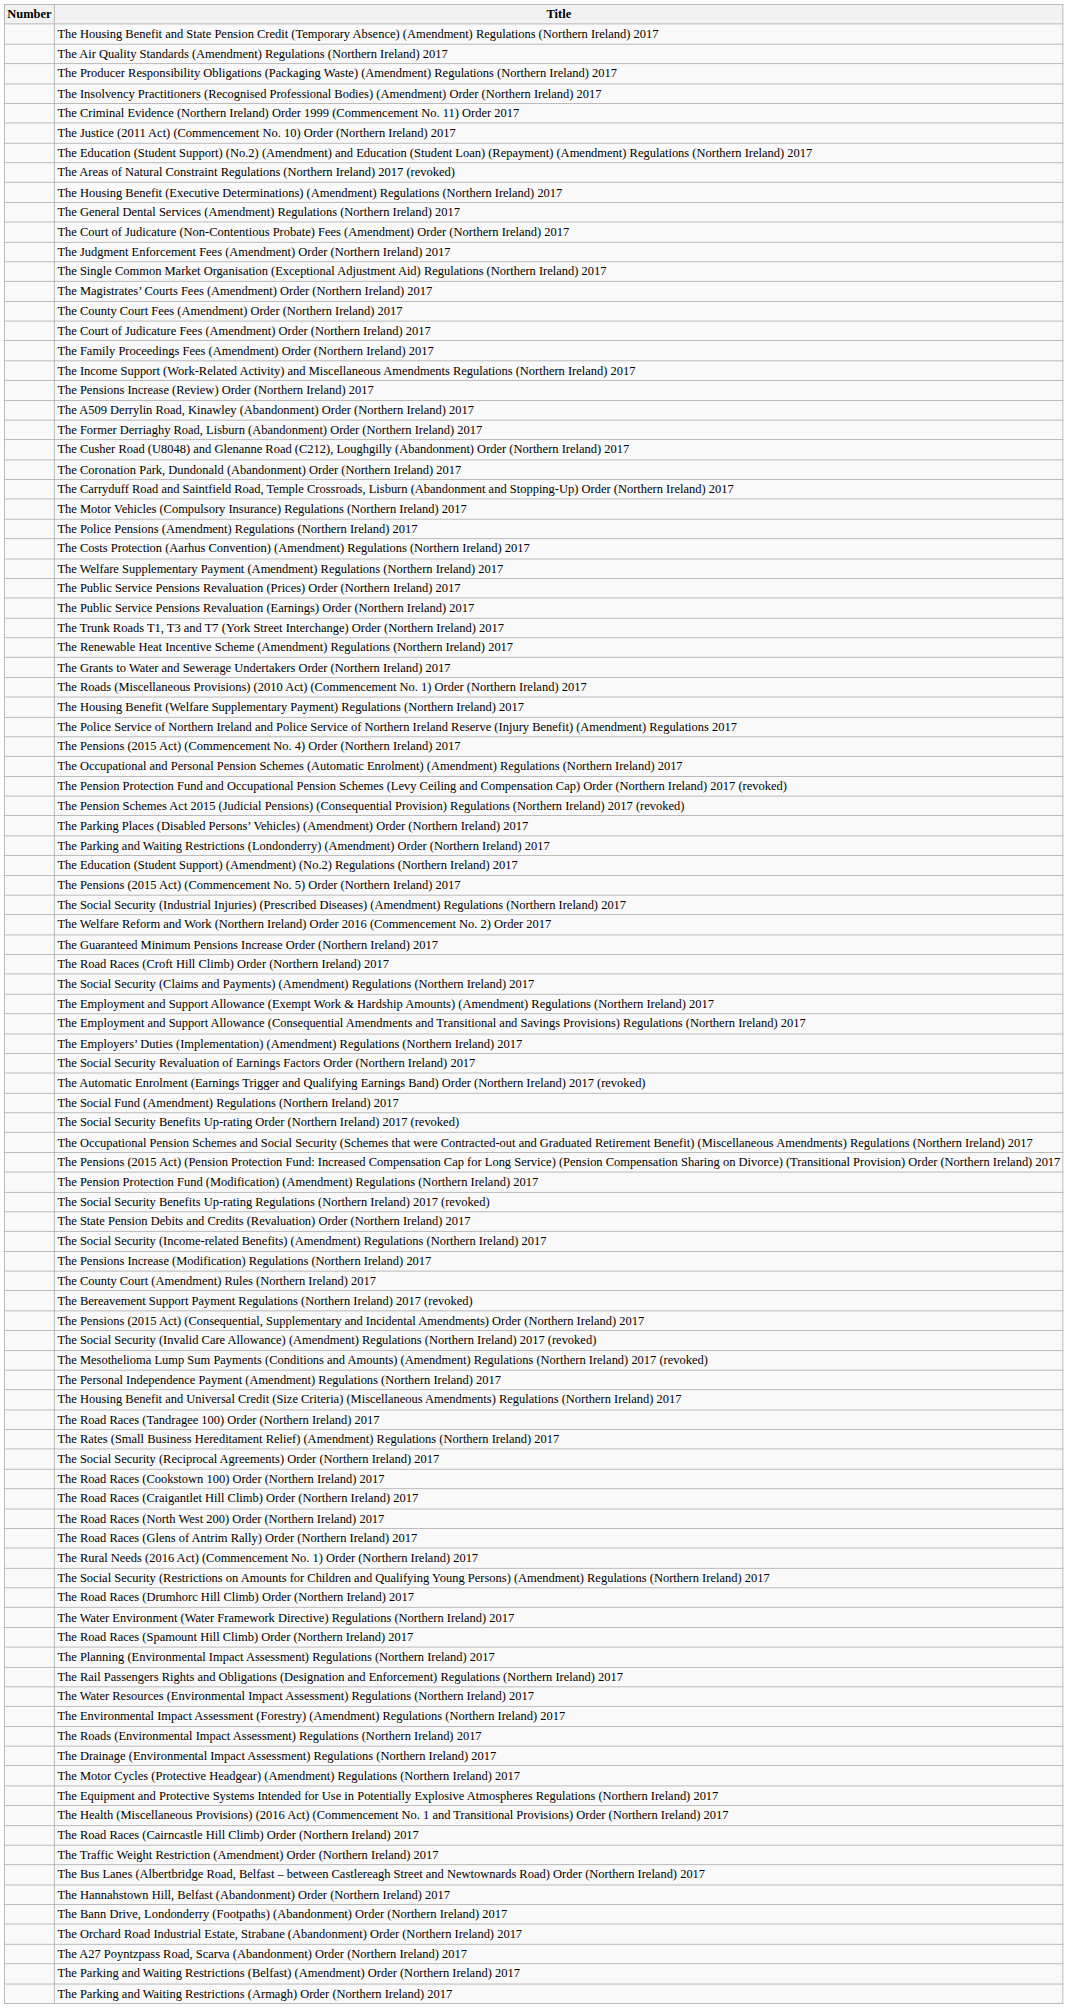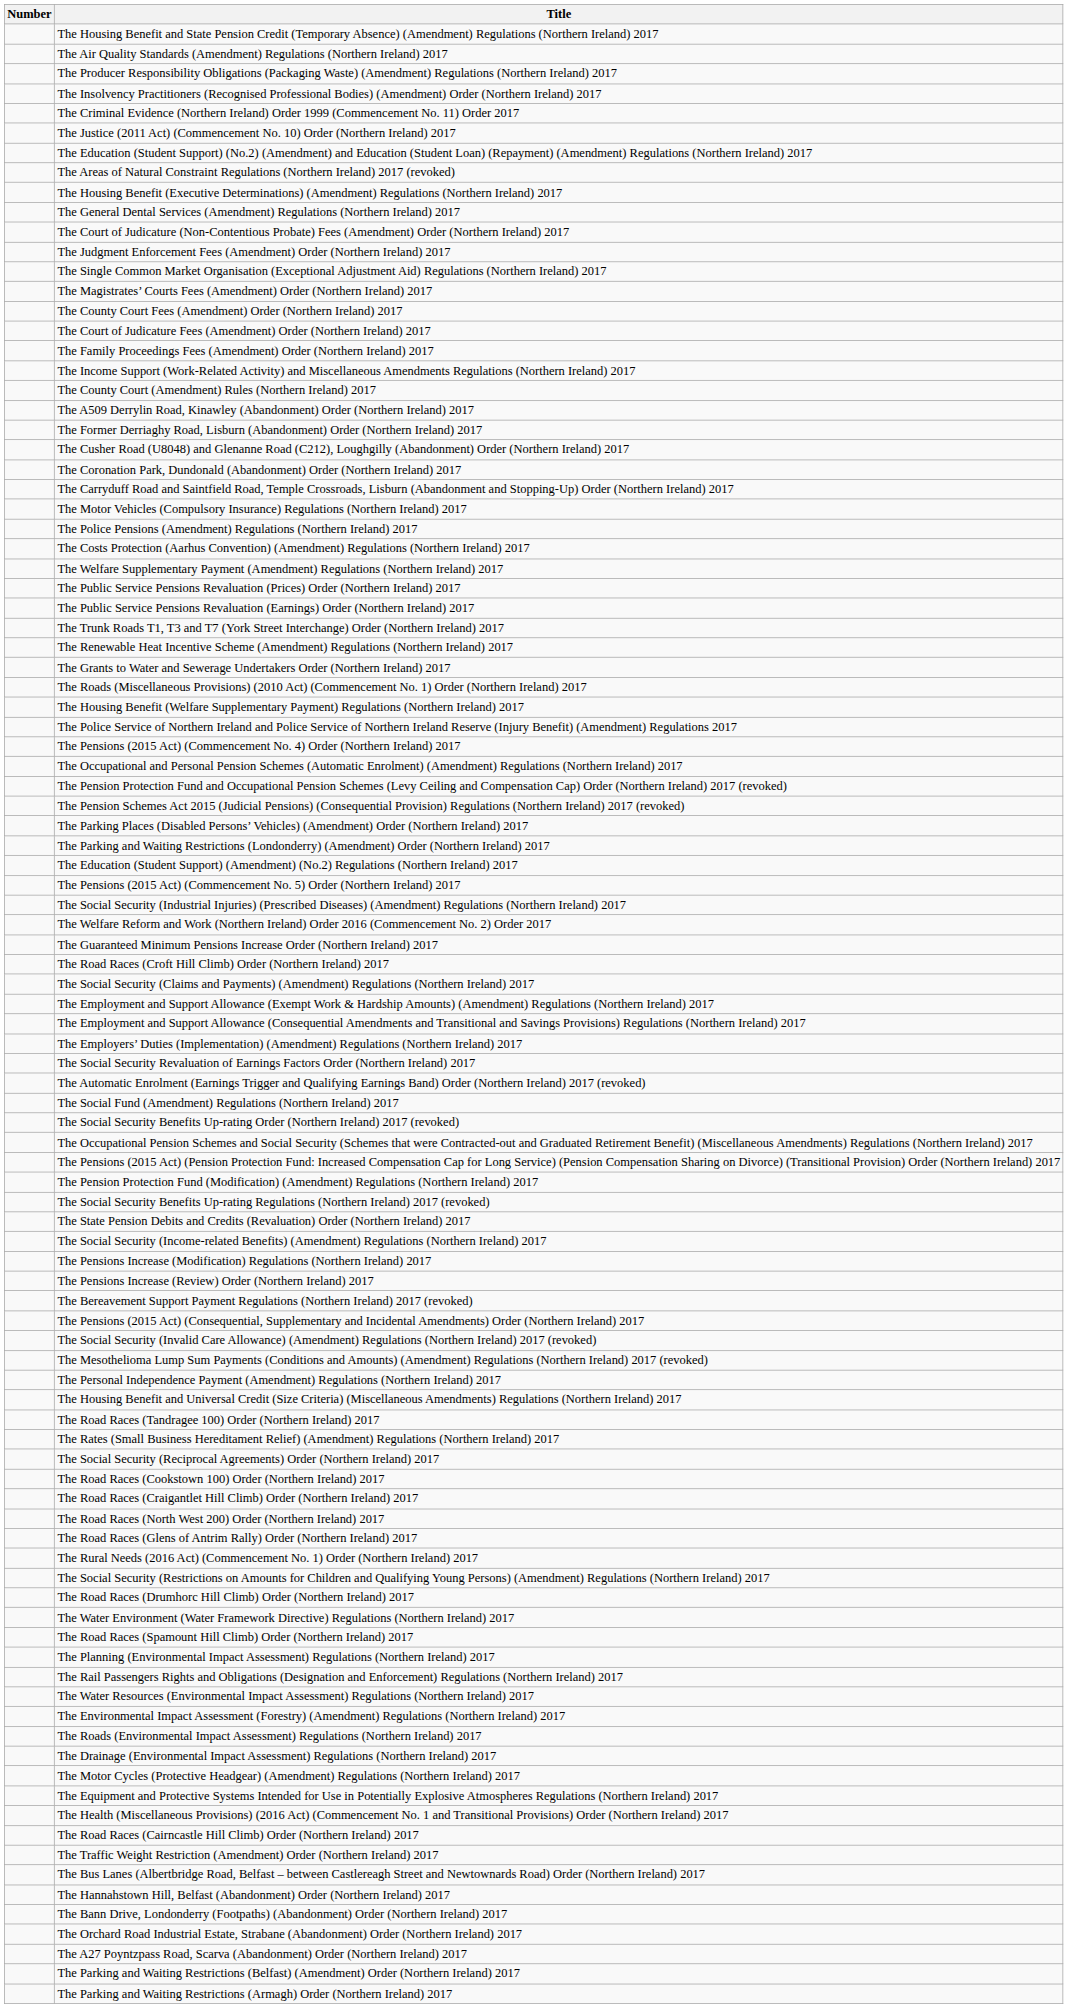rows swapped: (217, 1281) <-> (216, 390)
